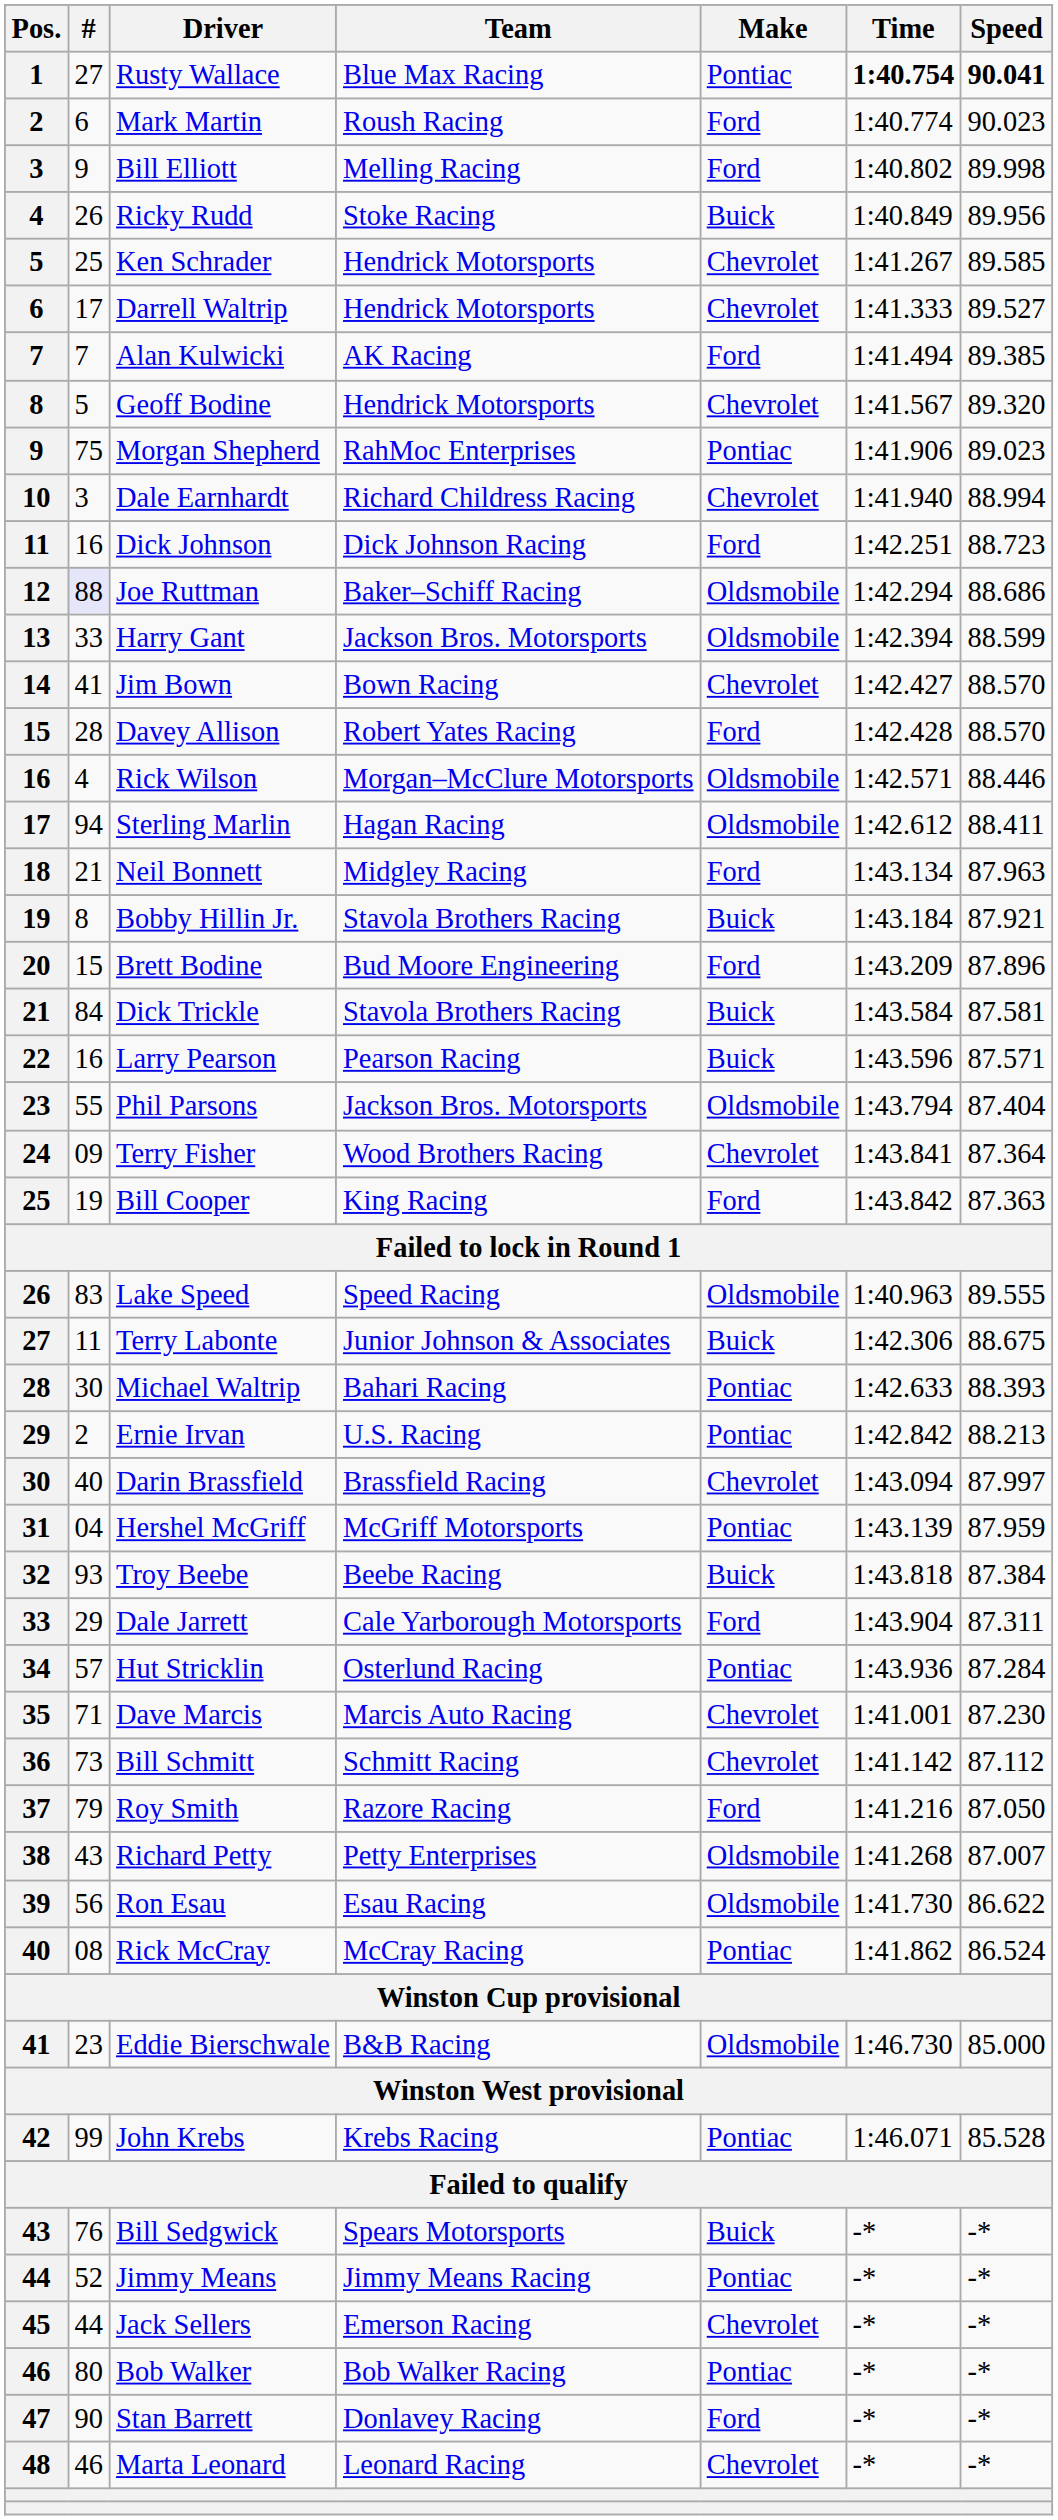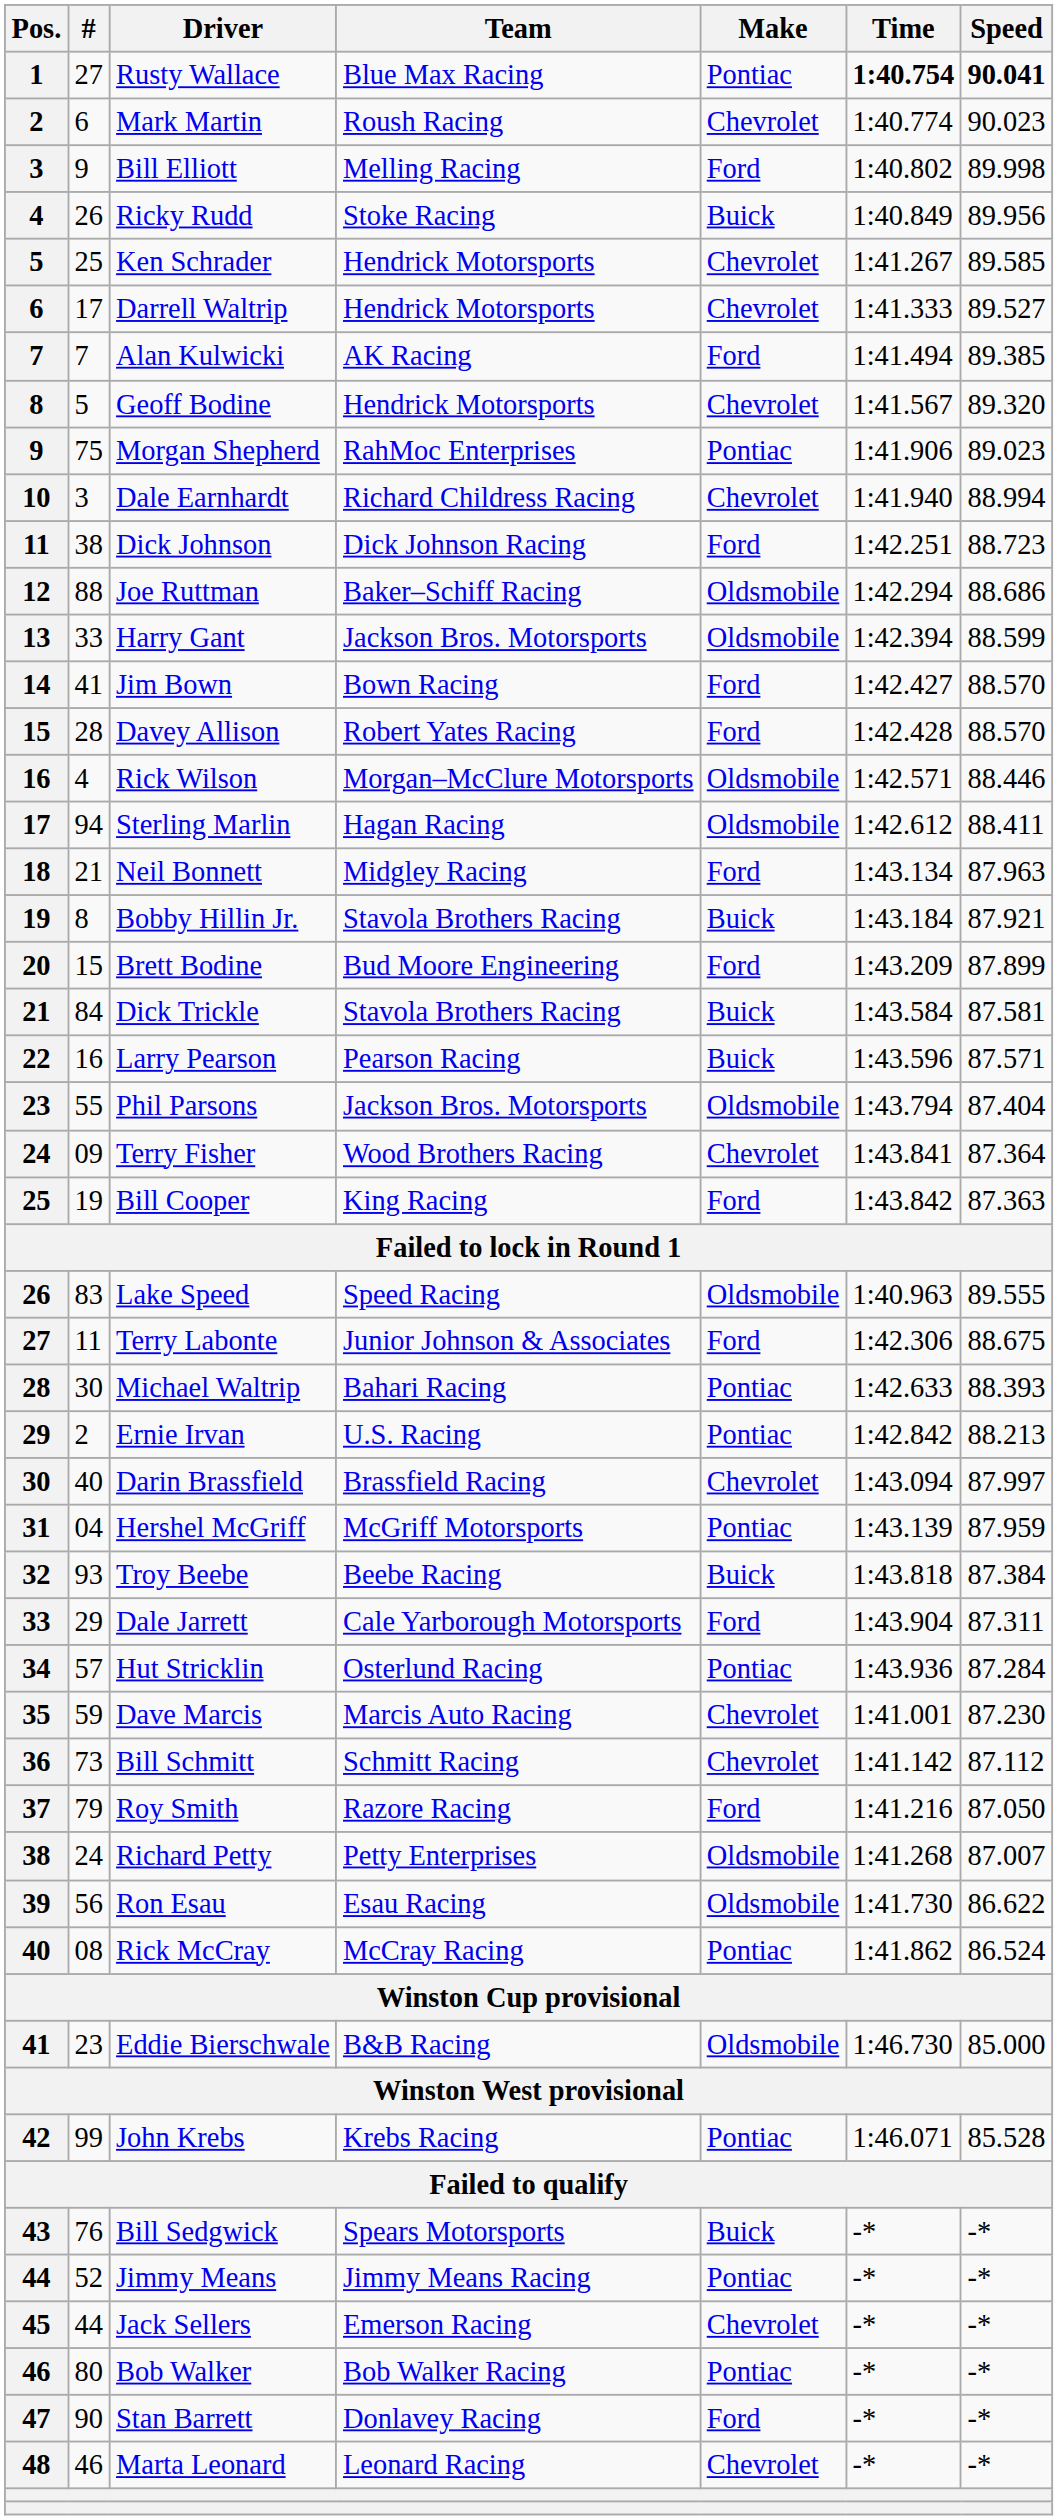(734, 121) Ford -> (763, 121) Chevrolet
(89, 543) 16 -> (89, 543) 38
(89, 590) lavender background -> (89, 590) no background
(763, 684) Chevrolet -> (734, 684) Ford
(1007, 965) 87.896 -> (1007, 965) 87.899
(741, 1340) Buick -> (734, 1340) Ford
(89, 1715) 71 -> (89, 1715) 59
(89, 1855) 43 -> (89, 1855) 24
